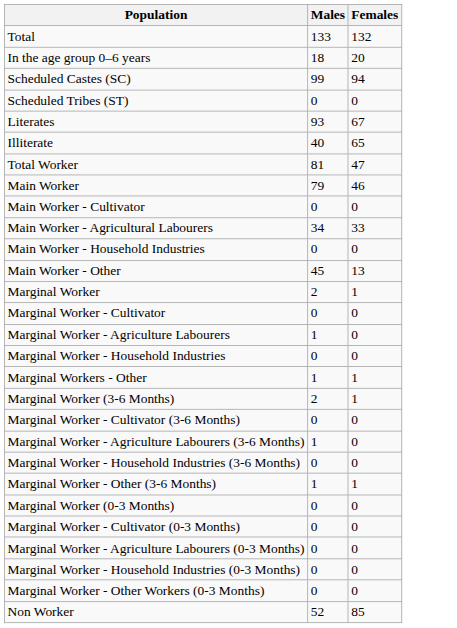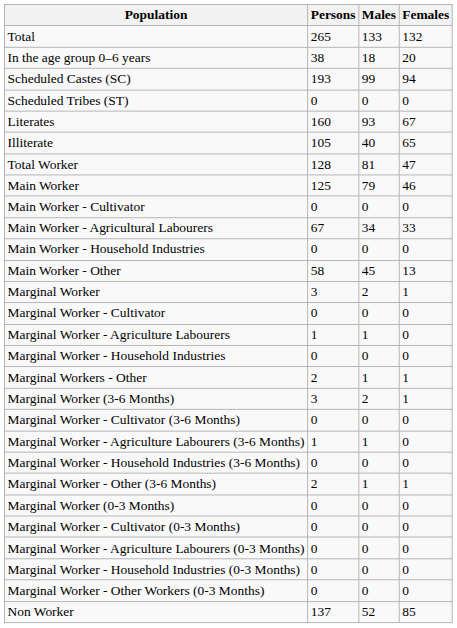+ column: (333, 15)
